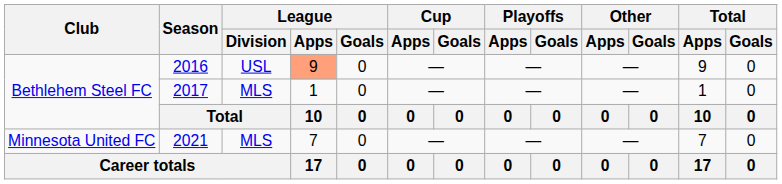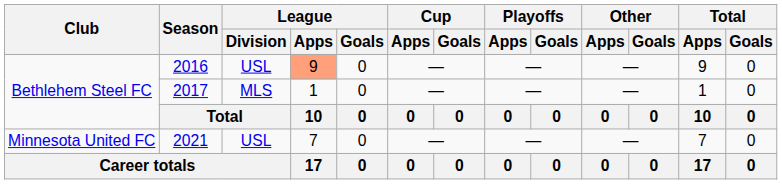(256, 141) MLS -> (256, 141) USL
